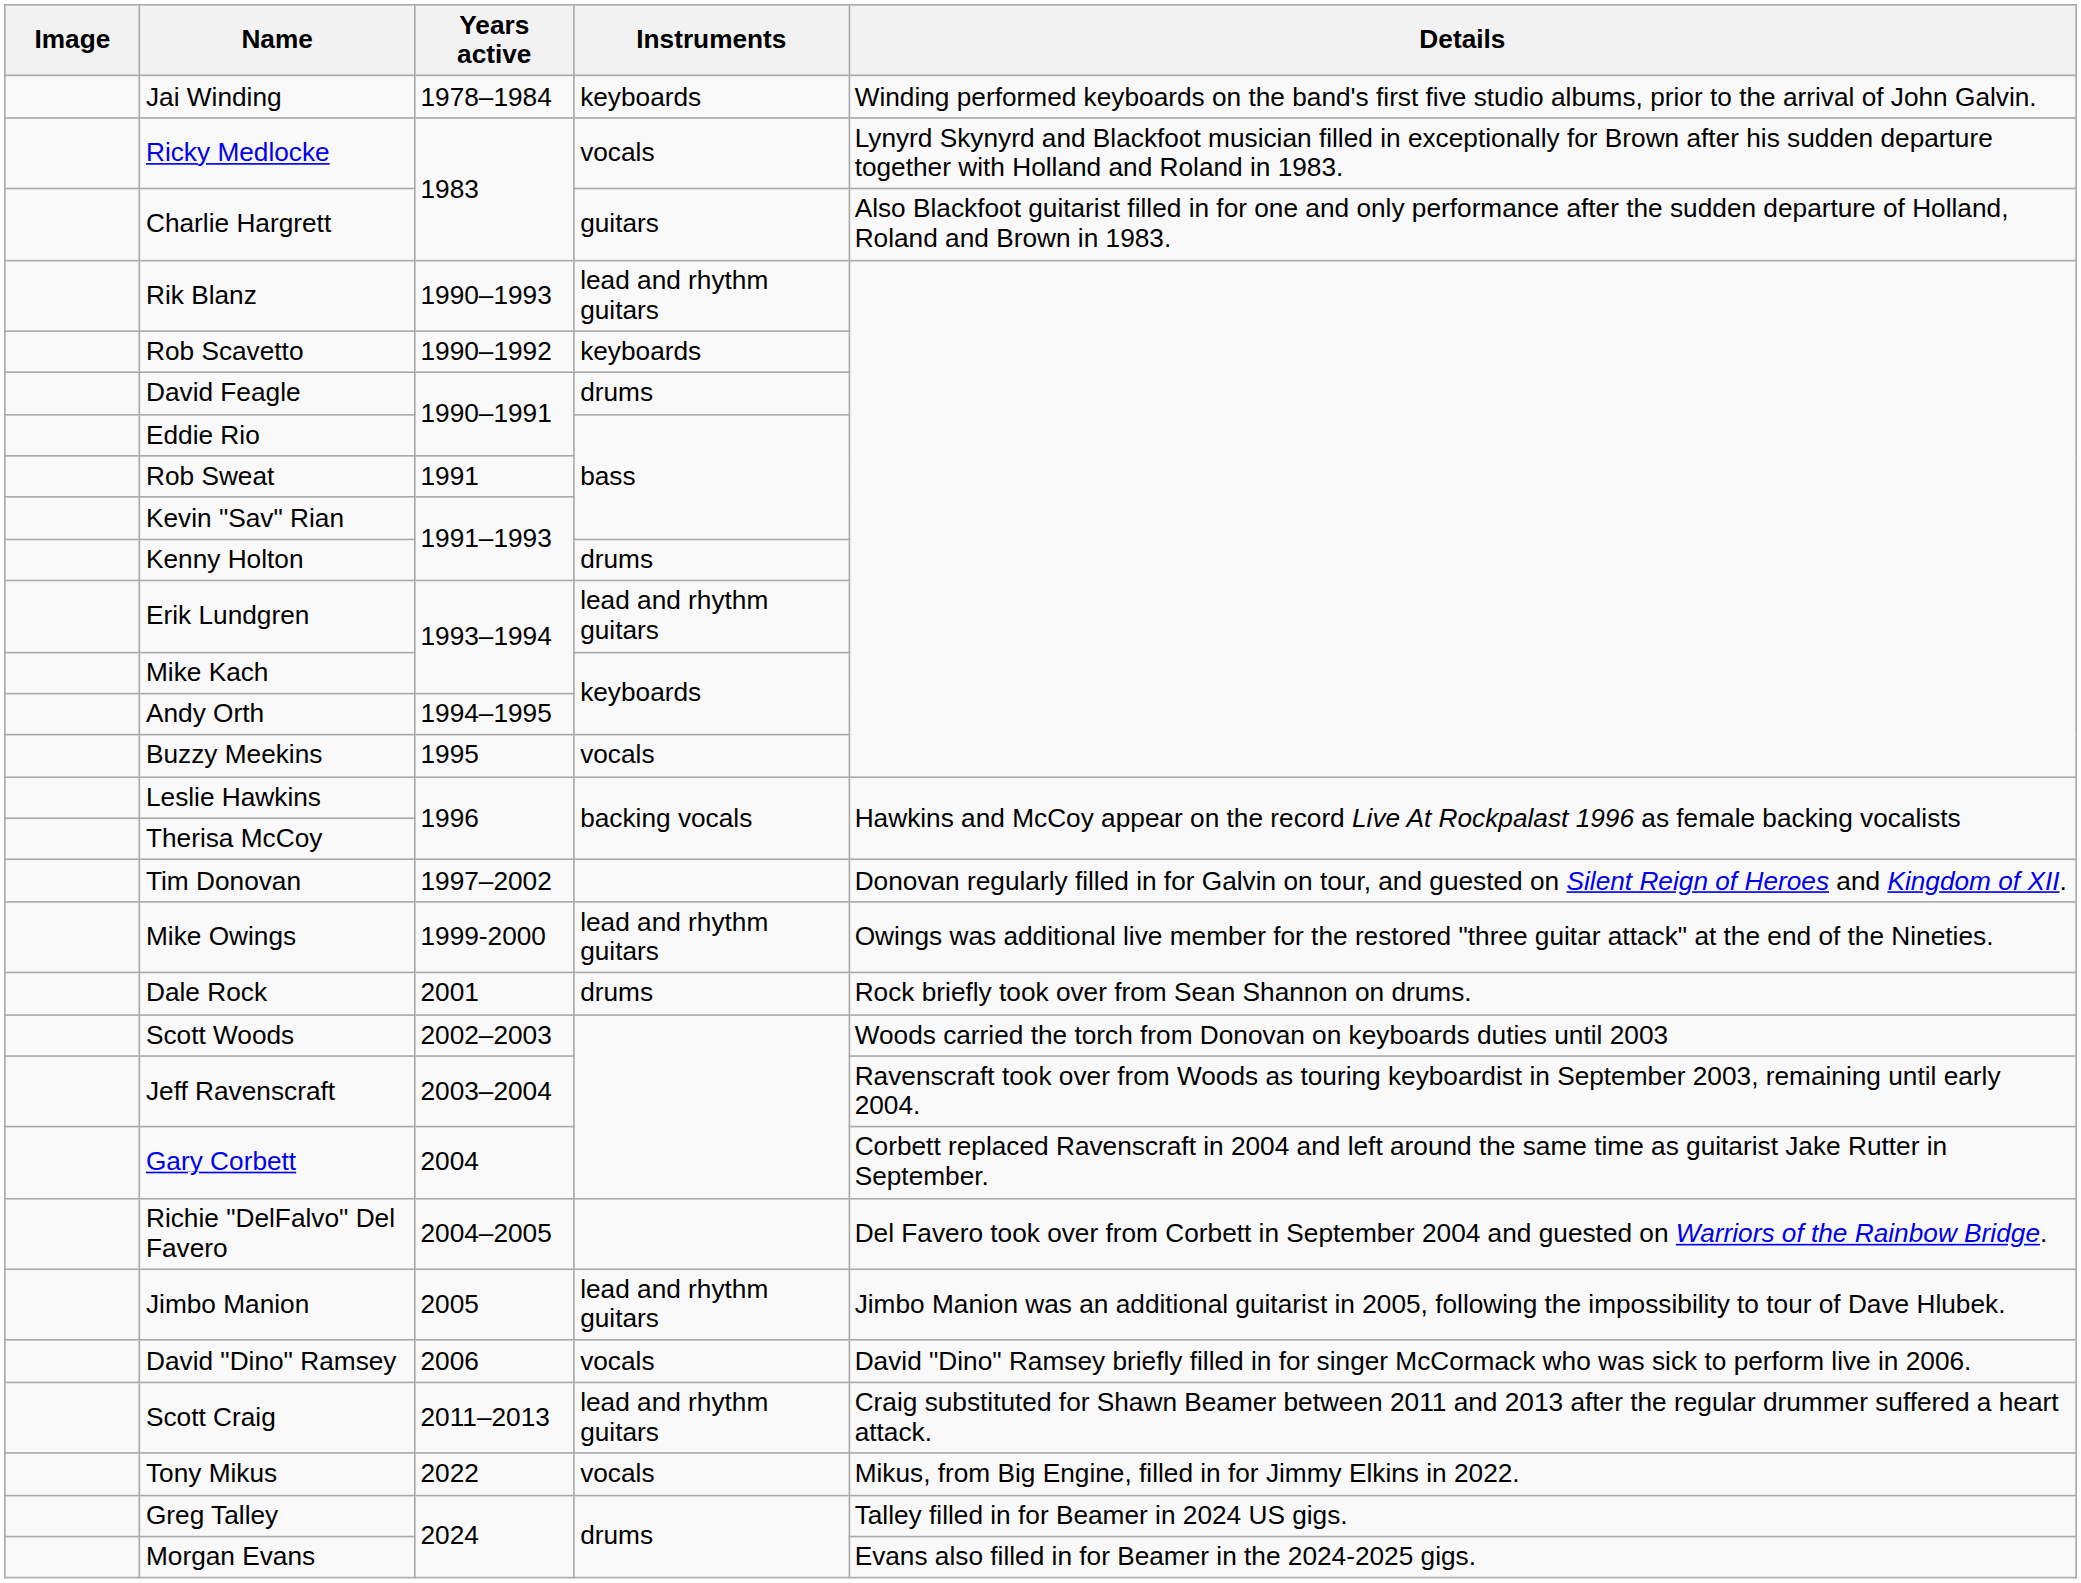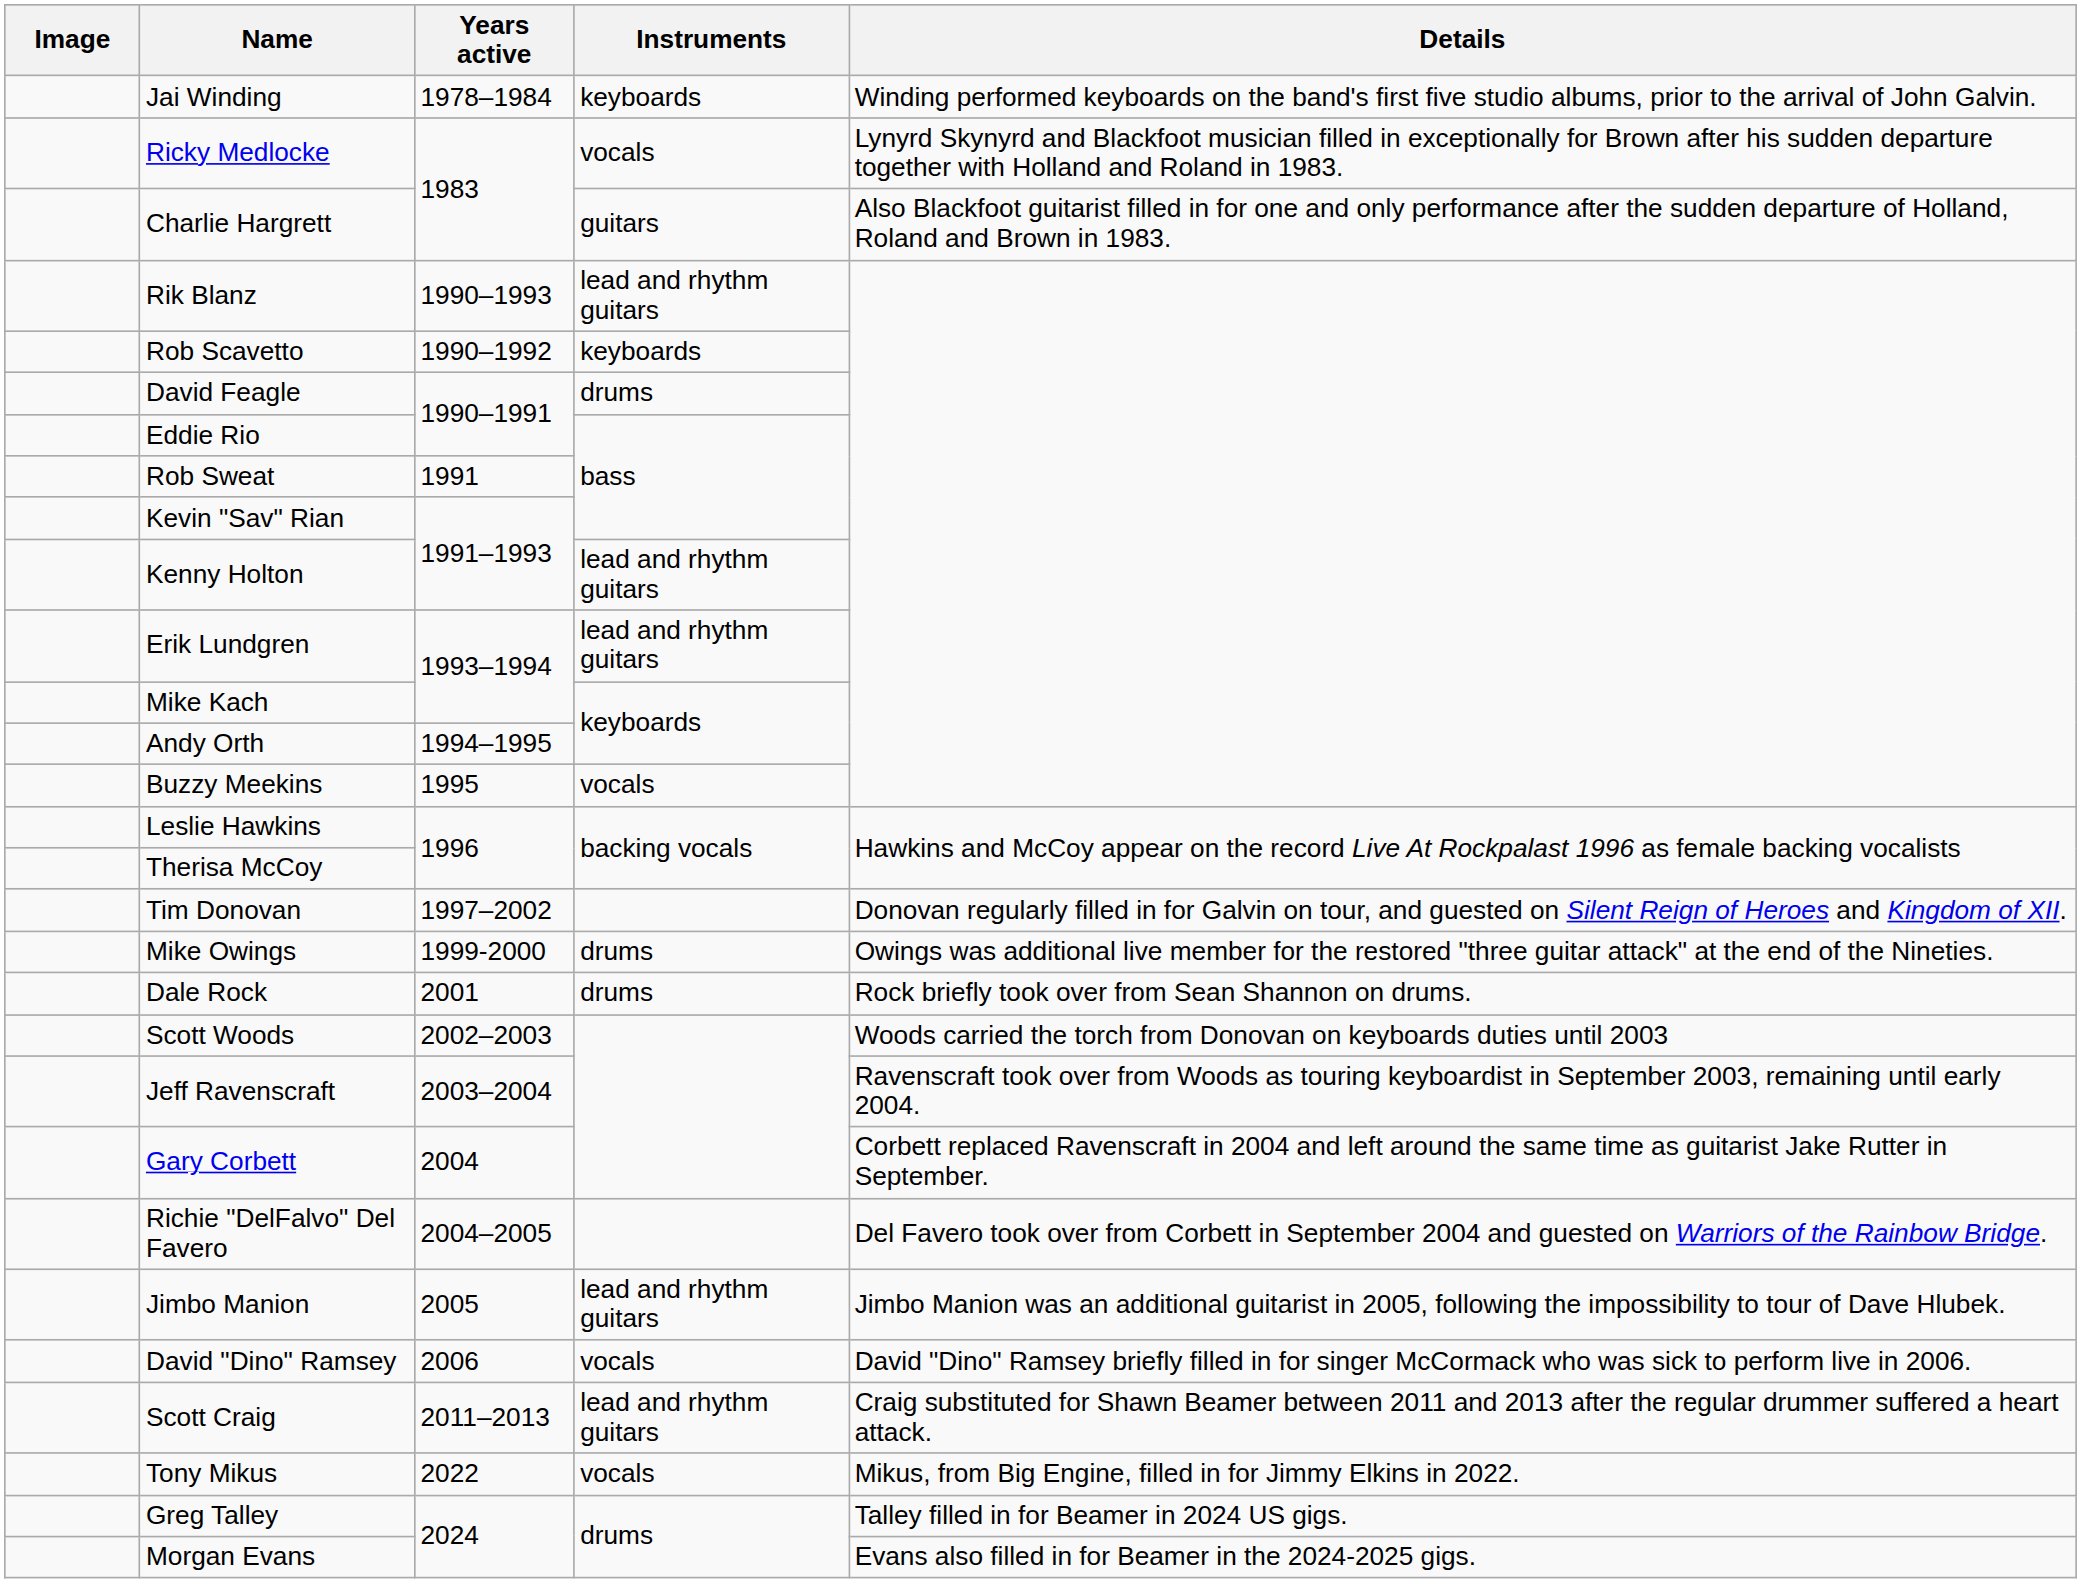(617, 559) drums -> (674, 574) lead and rhythm guitars
(674, 936) lead and rhythm guitars -> (617, 951) drums
